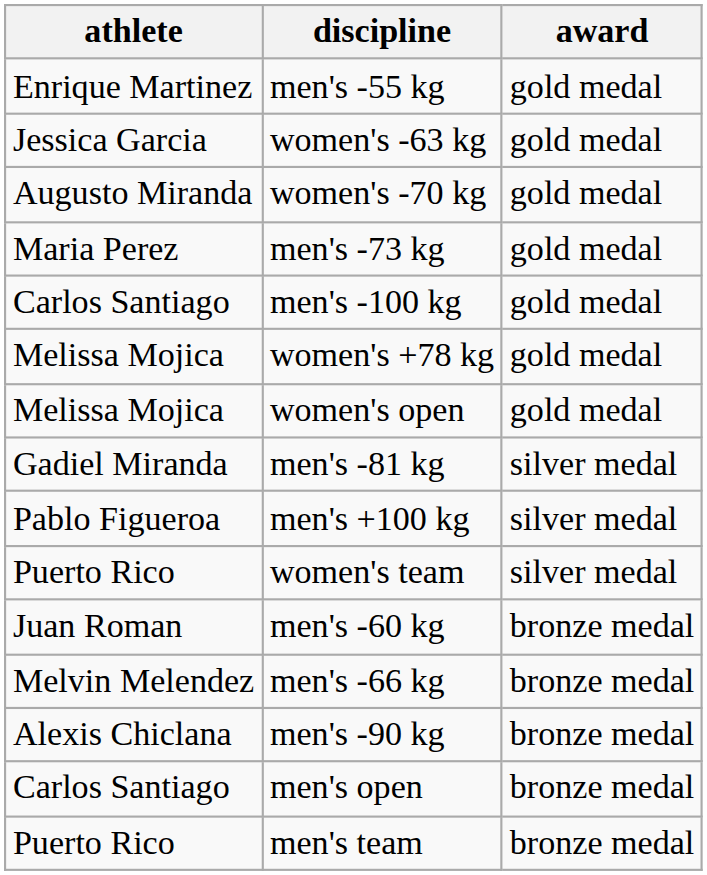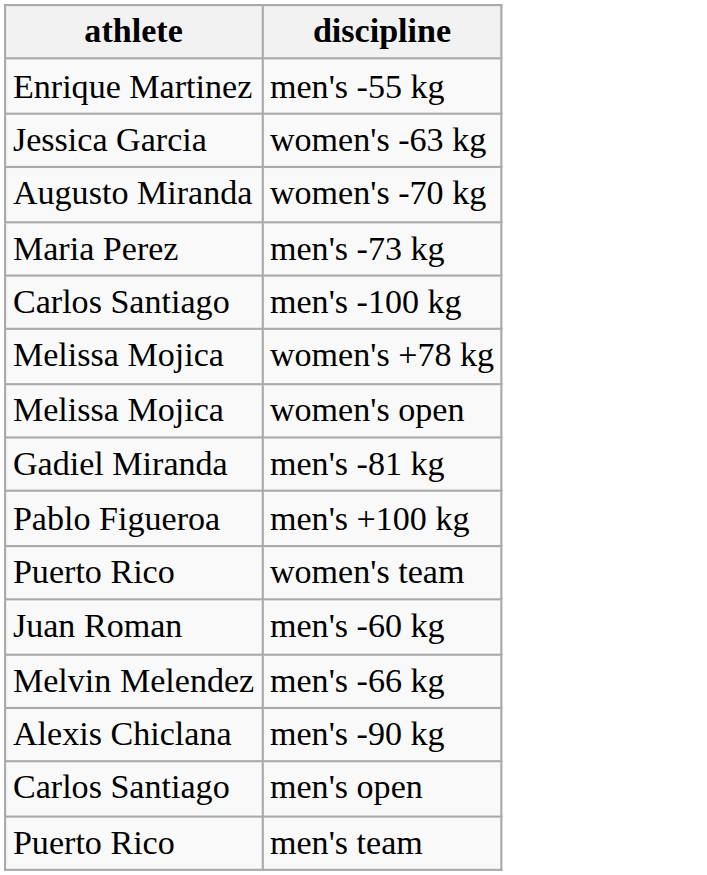- column: (602, 31)
